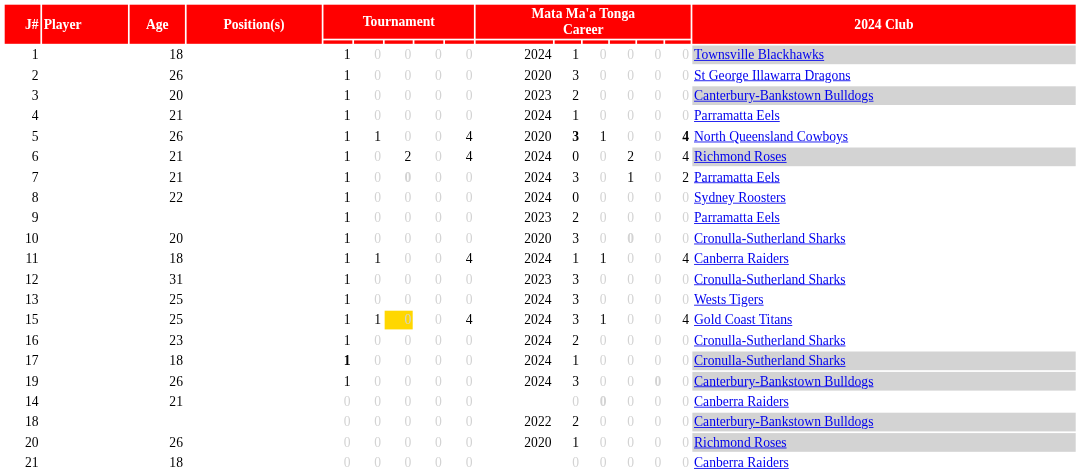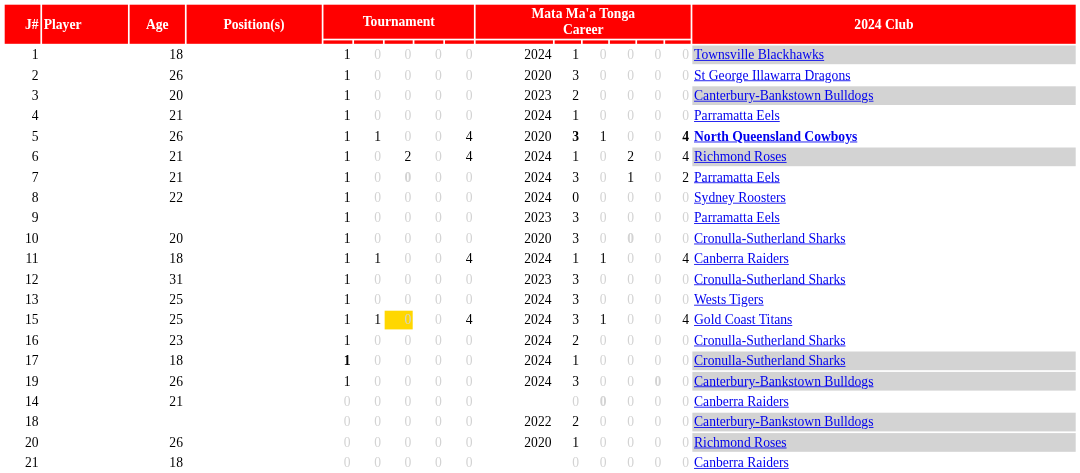(771, 136) normal -> (776, 136) bold
(576, 156) 0 -> (576, 156) 1
(576, 218) 2 -> (576, 218) 3
